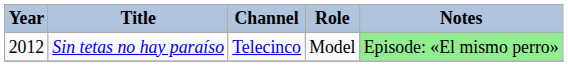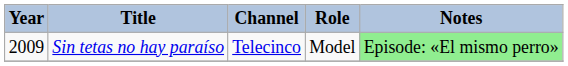(26, 46) 2012 -> (26, 46) 2009
